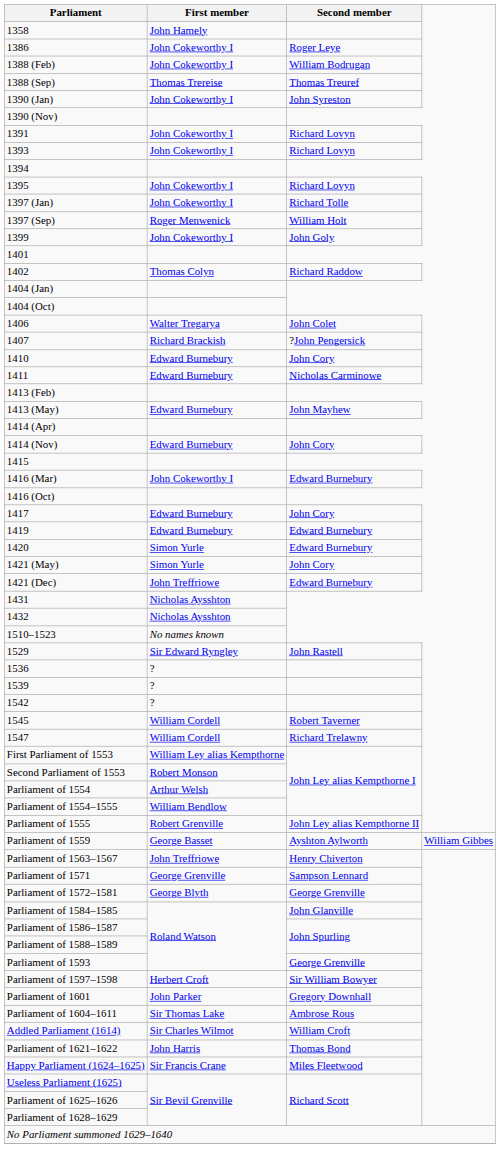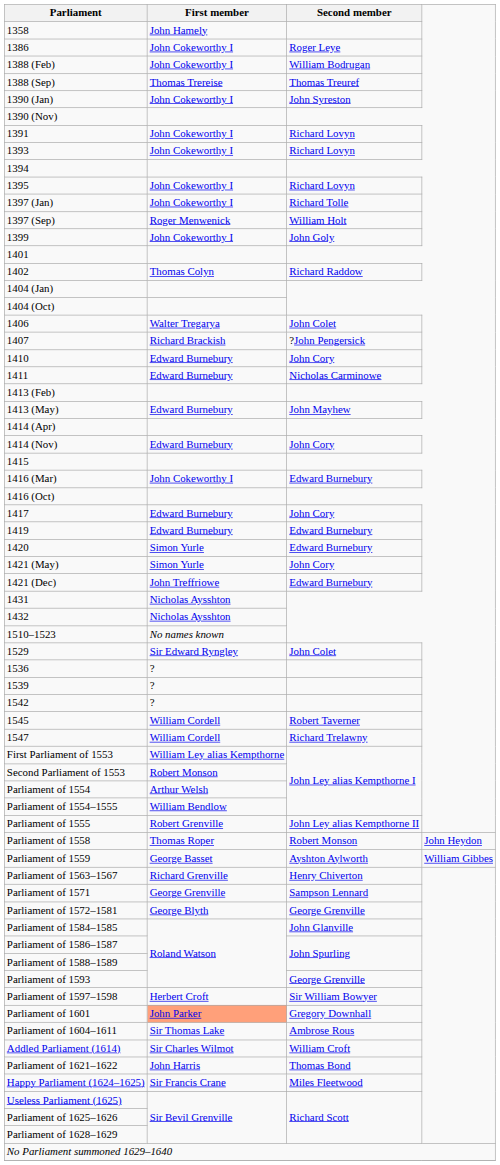(316, 651) John Rastell -> (313, 651) John Colet
+ row: (49, 841)
(184, 858) John Treffriowe -> (189, 875) Richard Grenville
(175, 996) no background -> (175, 1013) lightsalmon background
